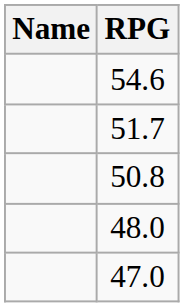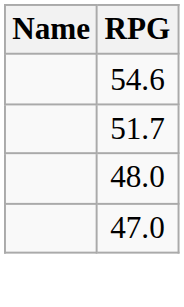- row: (137, 177)
